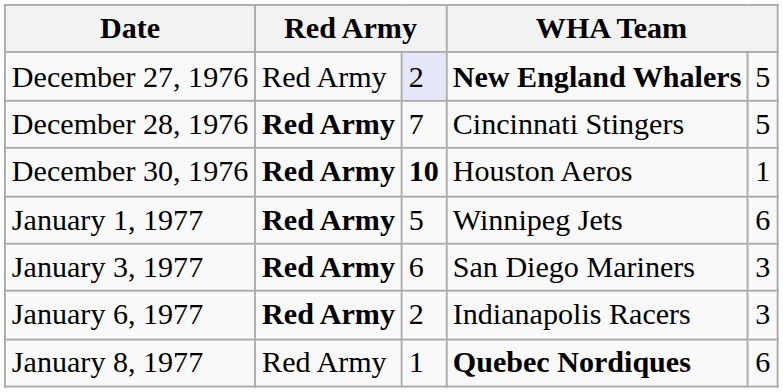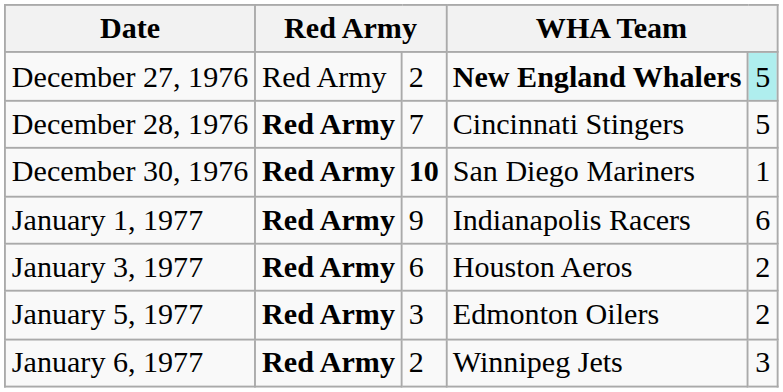(416, 76) lavender background -> (416, 76) no background
(763, 76) no background -> (763, 76) paleturquoise background
(543, 171) Houston Aeros -> (574, 171) San Diego Mariners
(416, 219) 5 -> (416, 219) 9
(538, 219) Winnipeg Jets -> (572, 219) Indianapolis Racers
(574, 266) San Diego Mariners -> (543, 266) Houston Aeros
(763, 266) 3 -> (763, 266) 2
+ row: (108, 314)
(572, 314) Indianapolis Racers -> (538, 362) Winnipeg Jets
- row: (108, 362)
